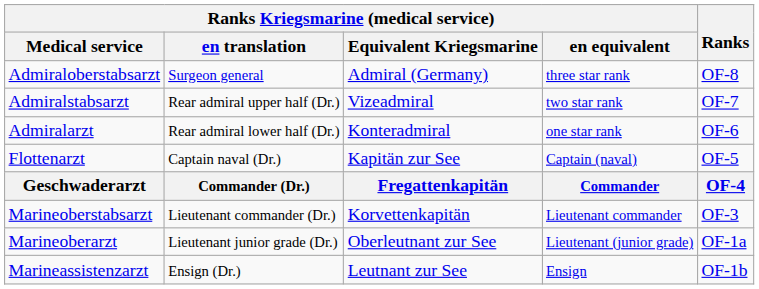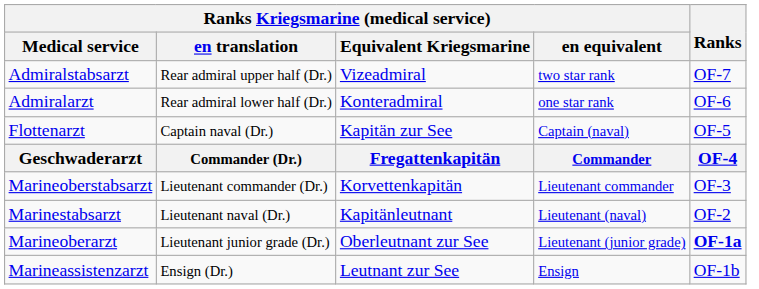- row: (84, 74)
+ row: (65, 213)
(724, 241) normal -> (718, 241) bold
